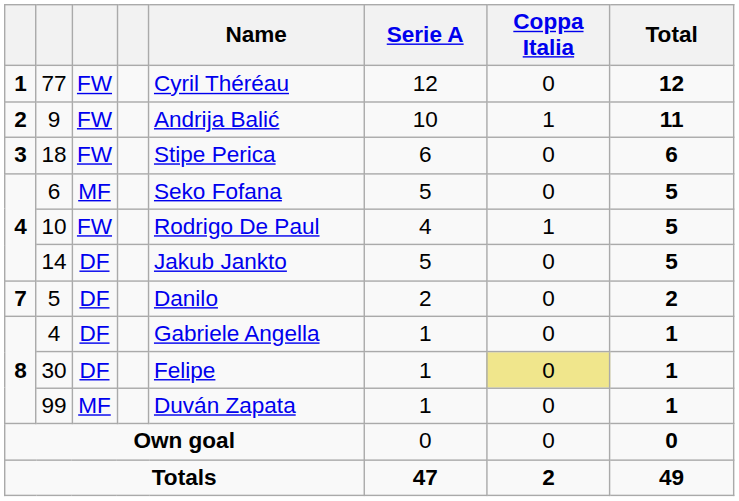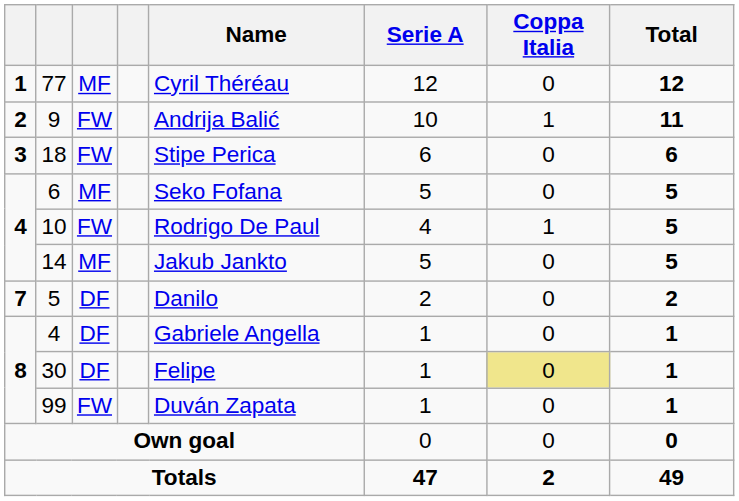(94, 83) FW -> (94, 83) MF
(94, 262) DF -> (94, 262) MF
(94, 405) MF -> (94, 405) FW
